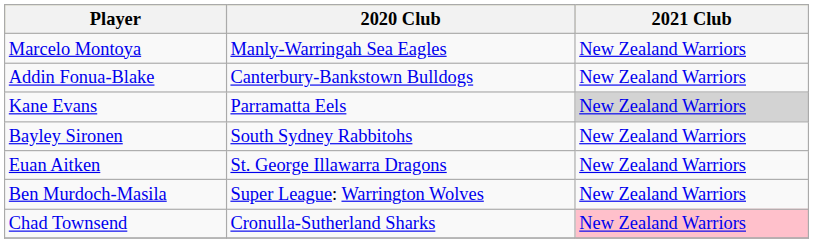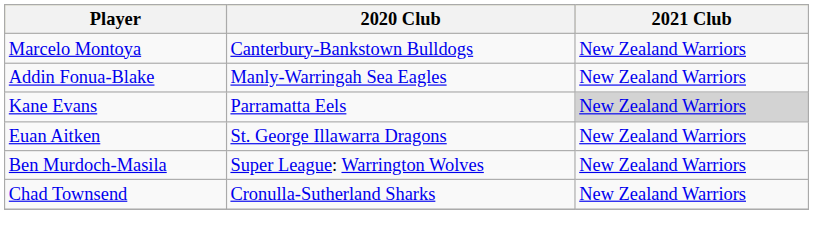(339, 48) Manly-Warringah Sea Eagles -> (352, 48) Canterbury-Bankstown Bulldogs
(352, 77) Canterbury-Bankstown Bulldogs -> (339, 77) Manly-Warringah Sea Eagles
- row: (66, 135)
(663, 223) pink background -> (663, 194) no background
